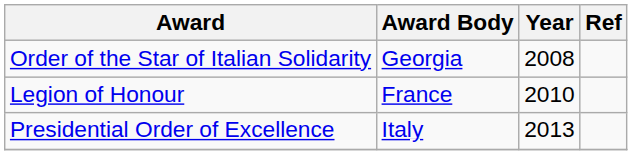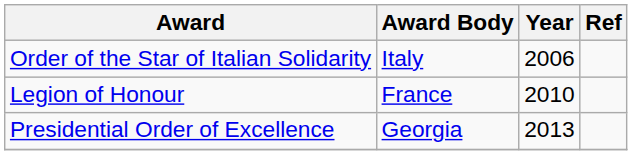(422, 58) Georgia -> (402, 58) Italy
(549, 58) 2008 -> (549, 58) 2006
(402, 130) Italy -> (422, 130) Georgia
